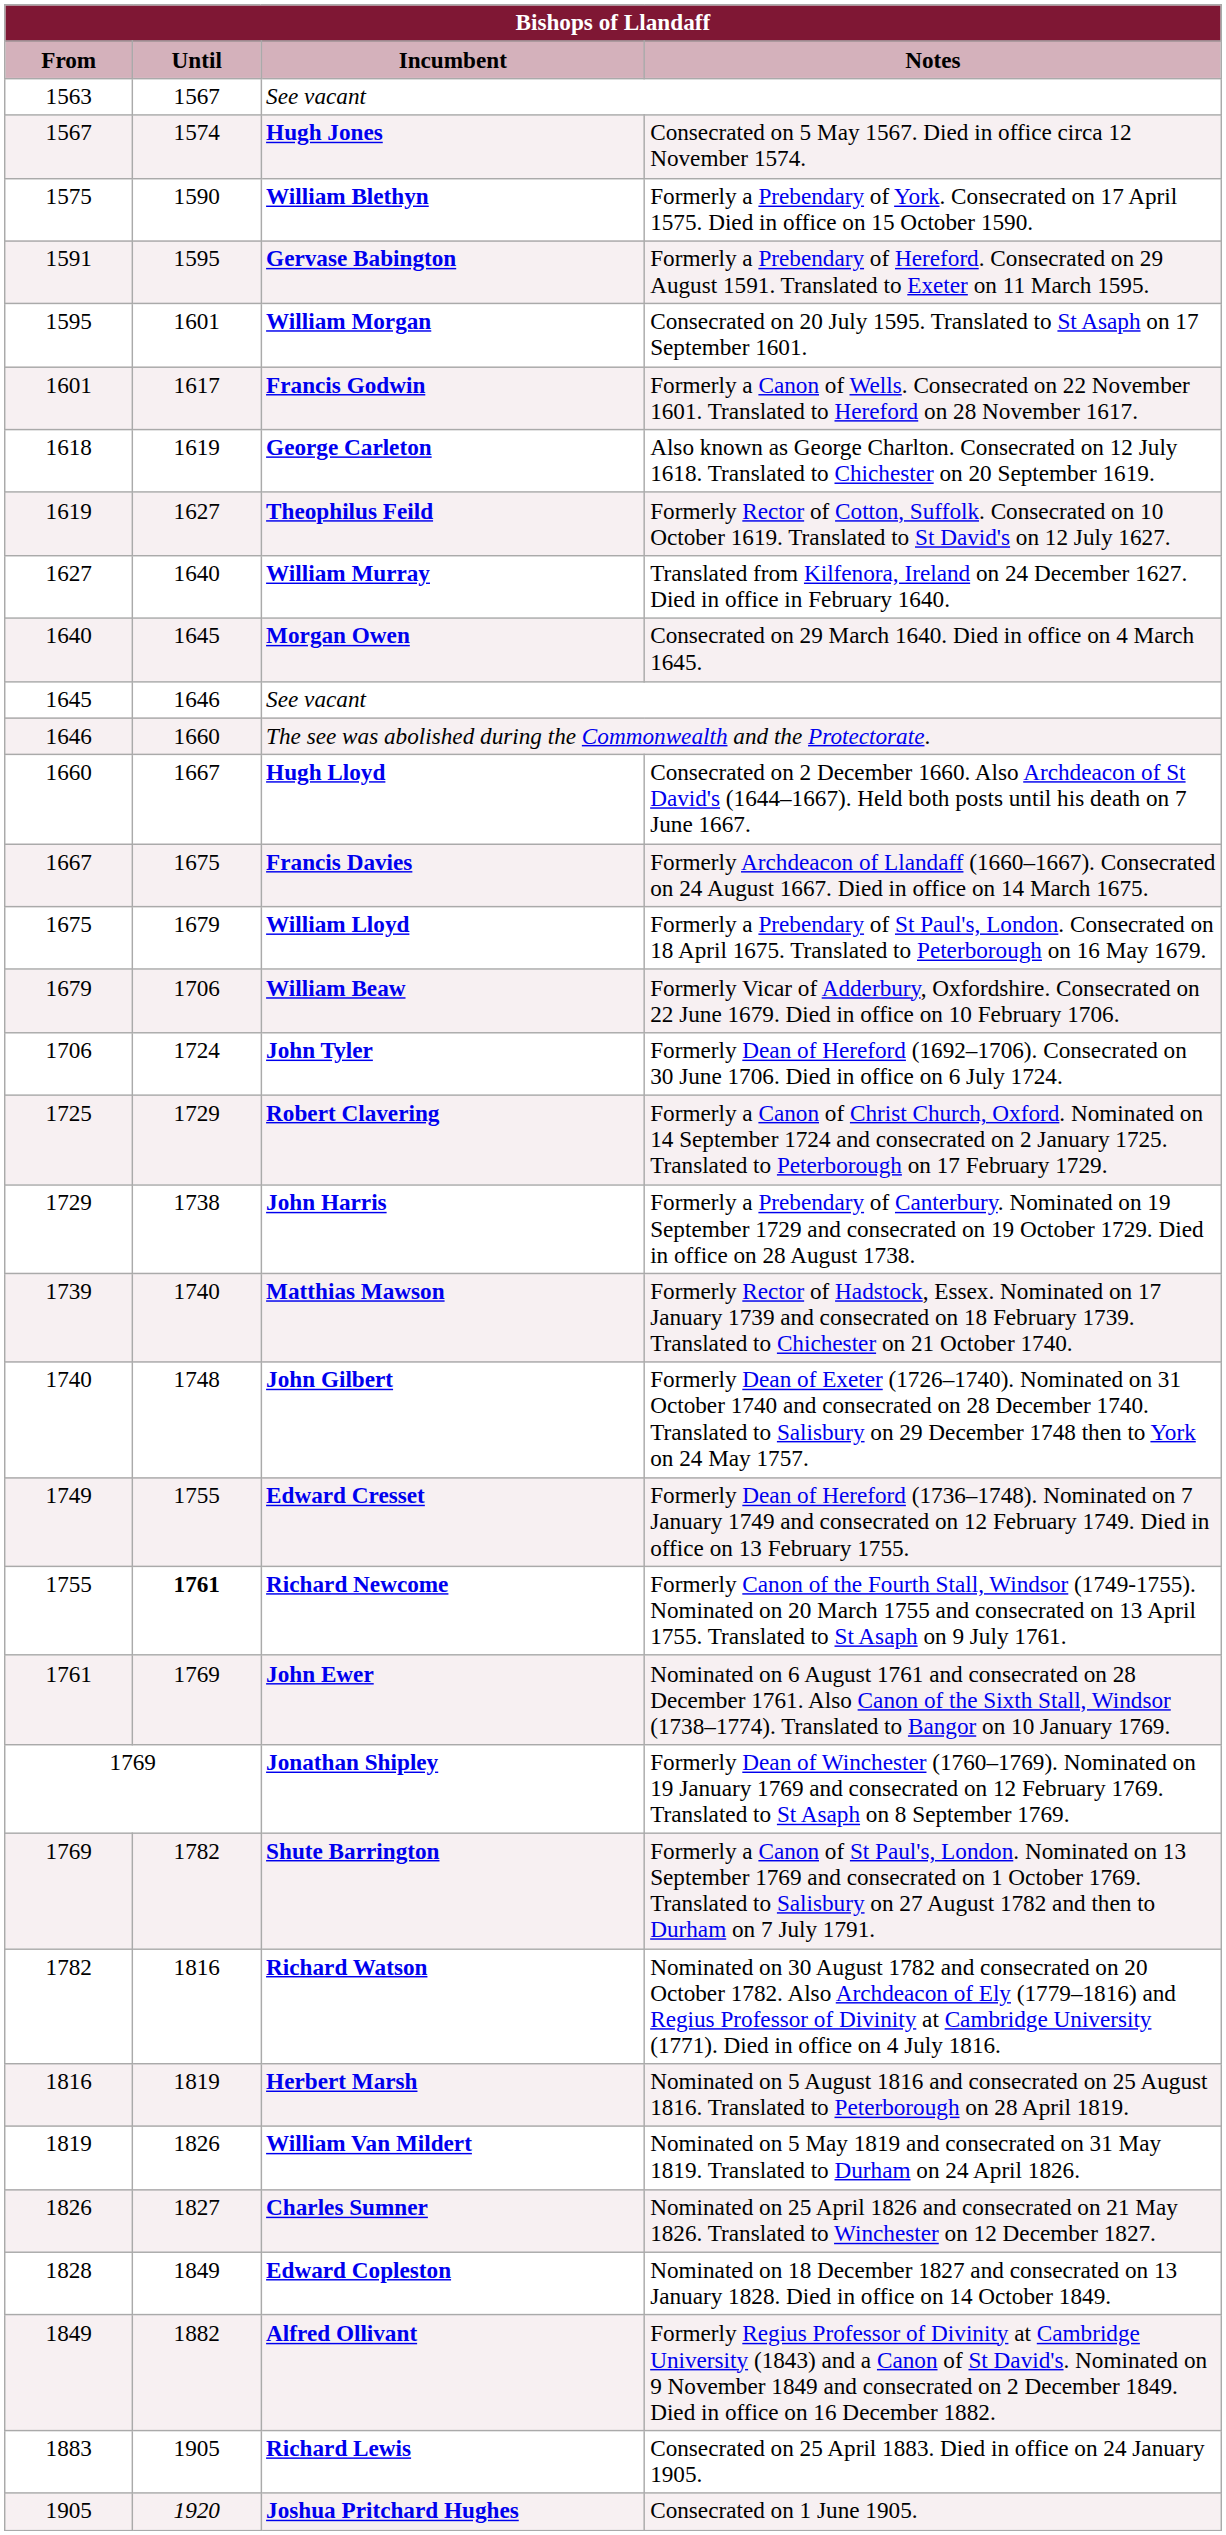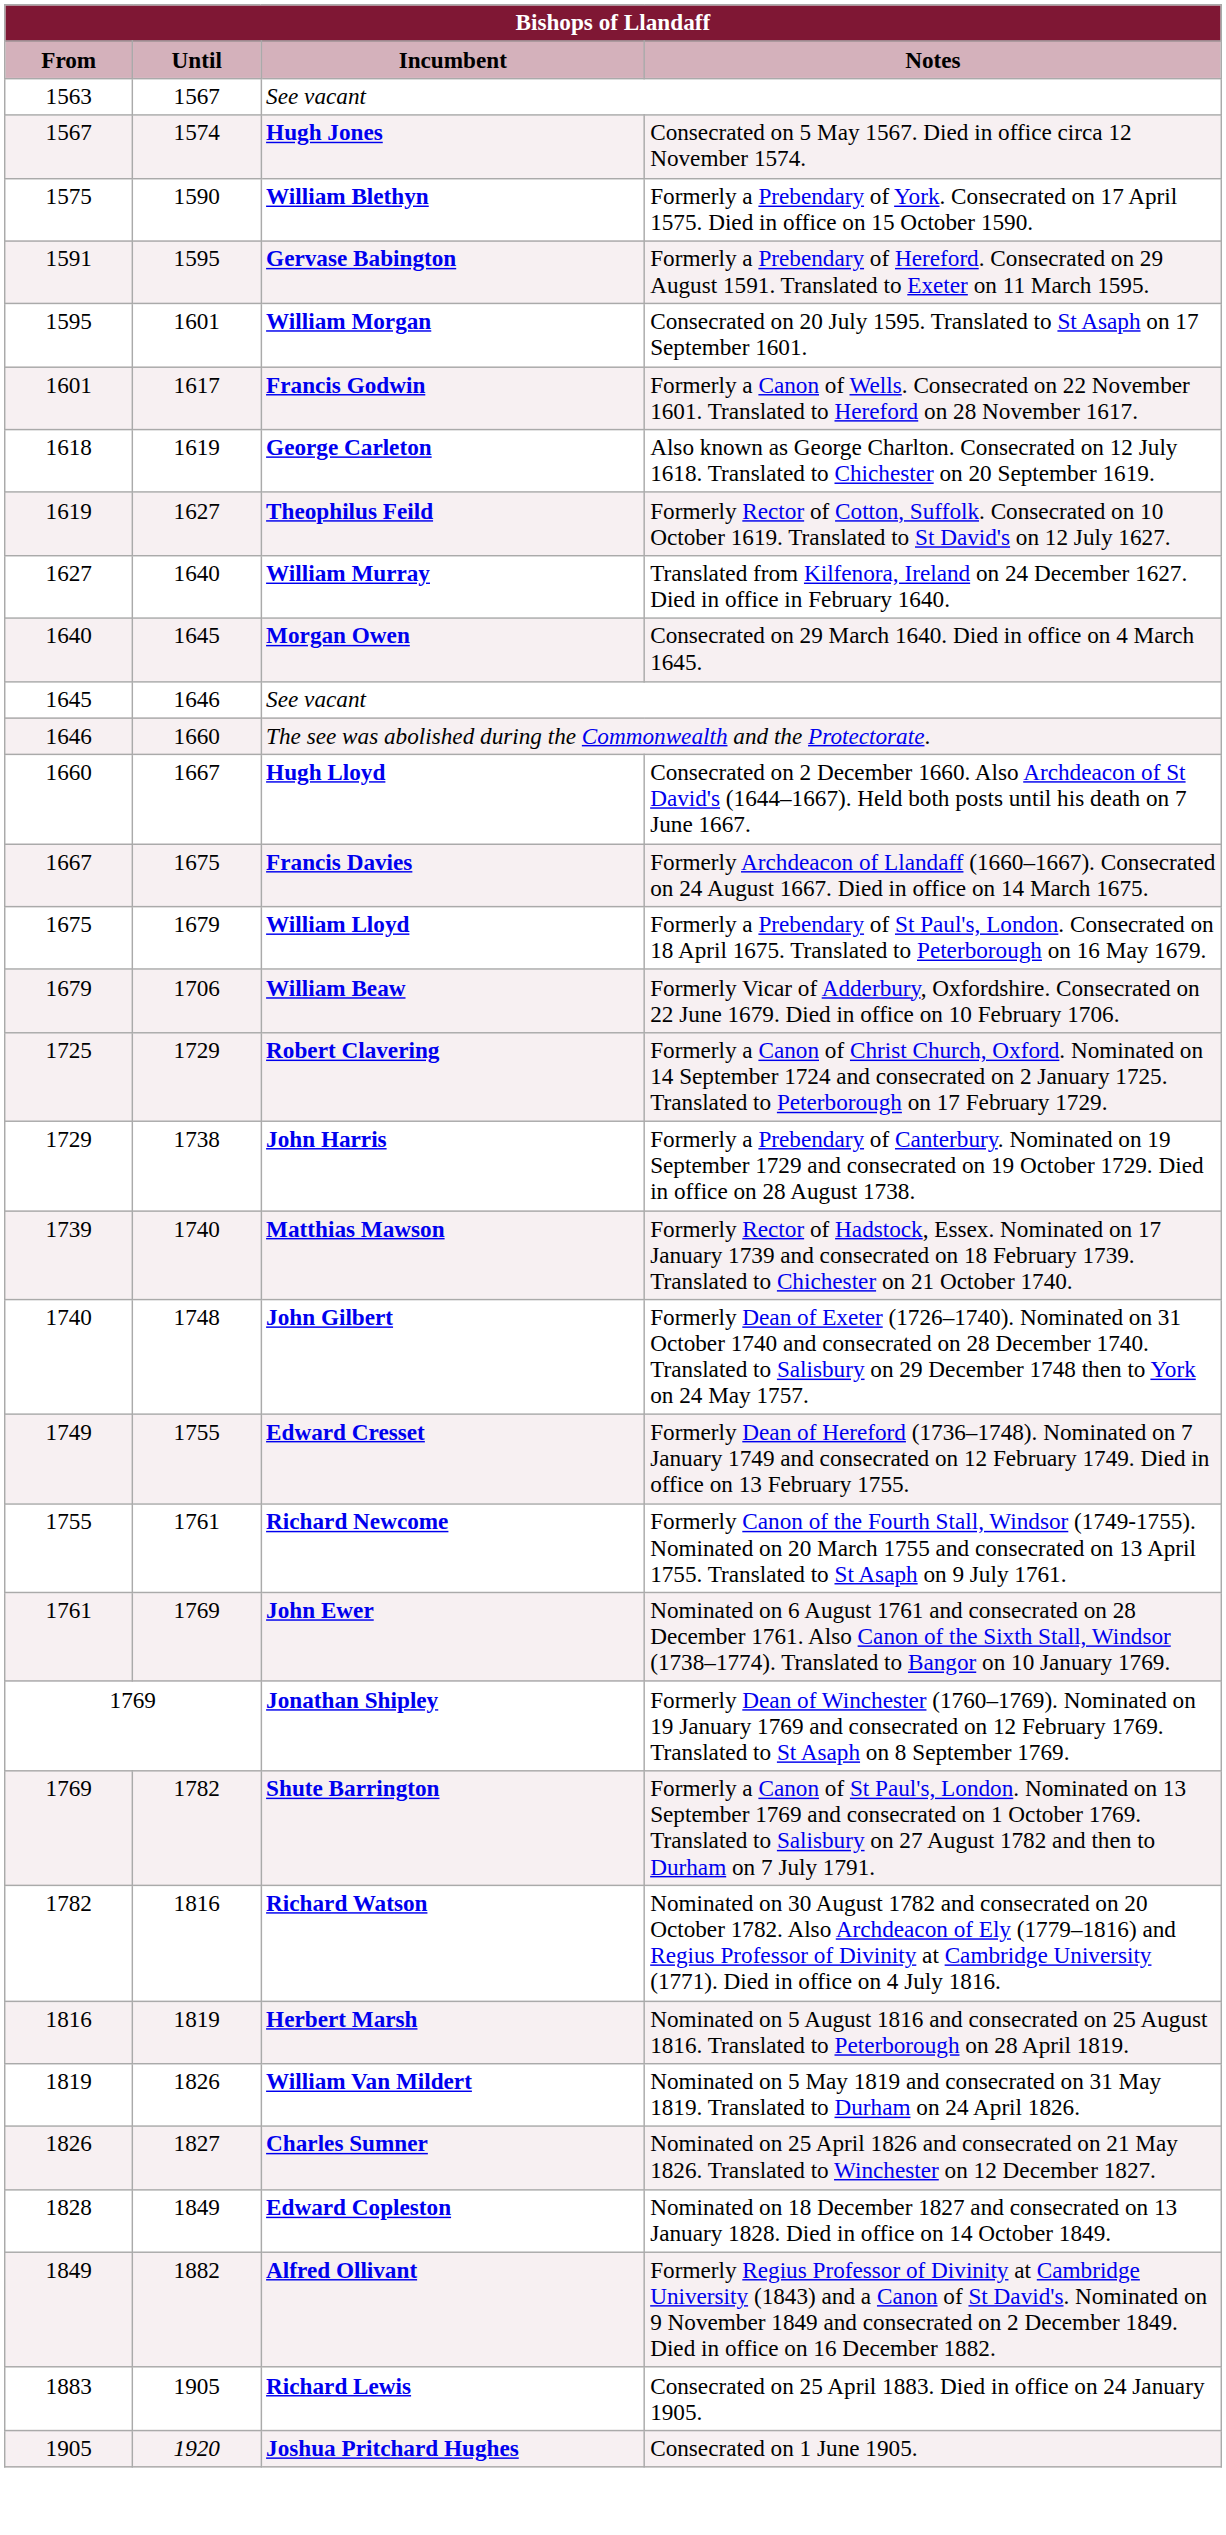- row: (69, 1050)
(197, 1584) bold -> (197, 1521) normal
